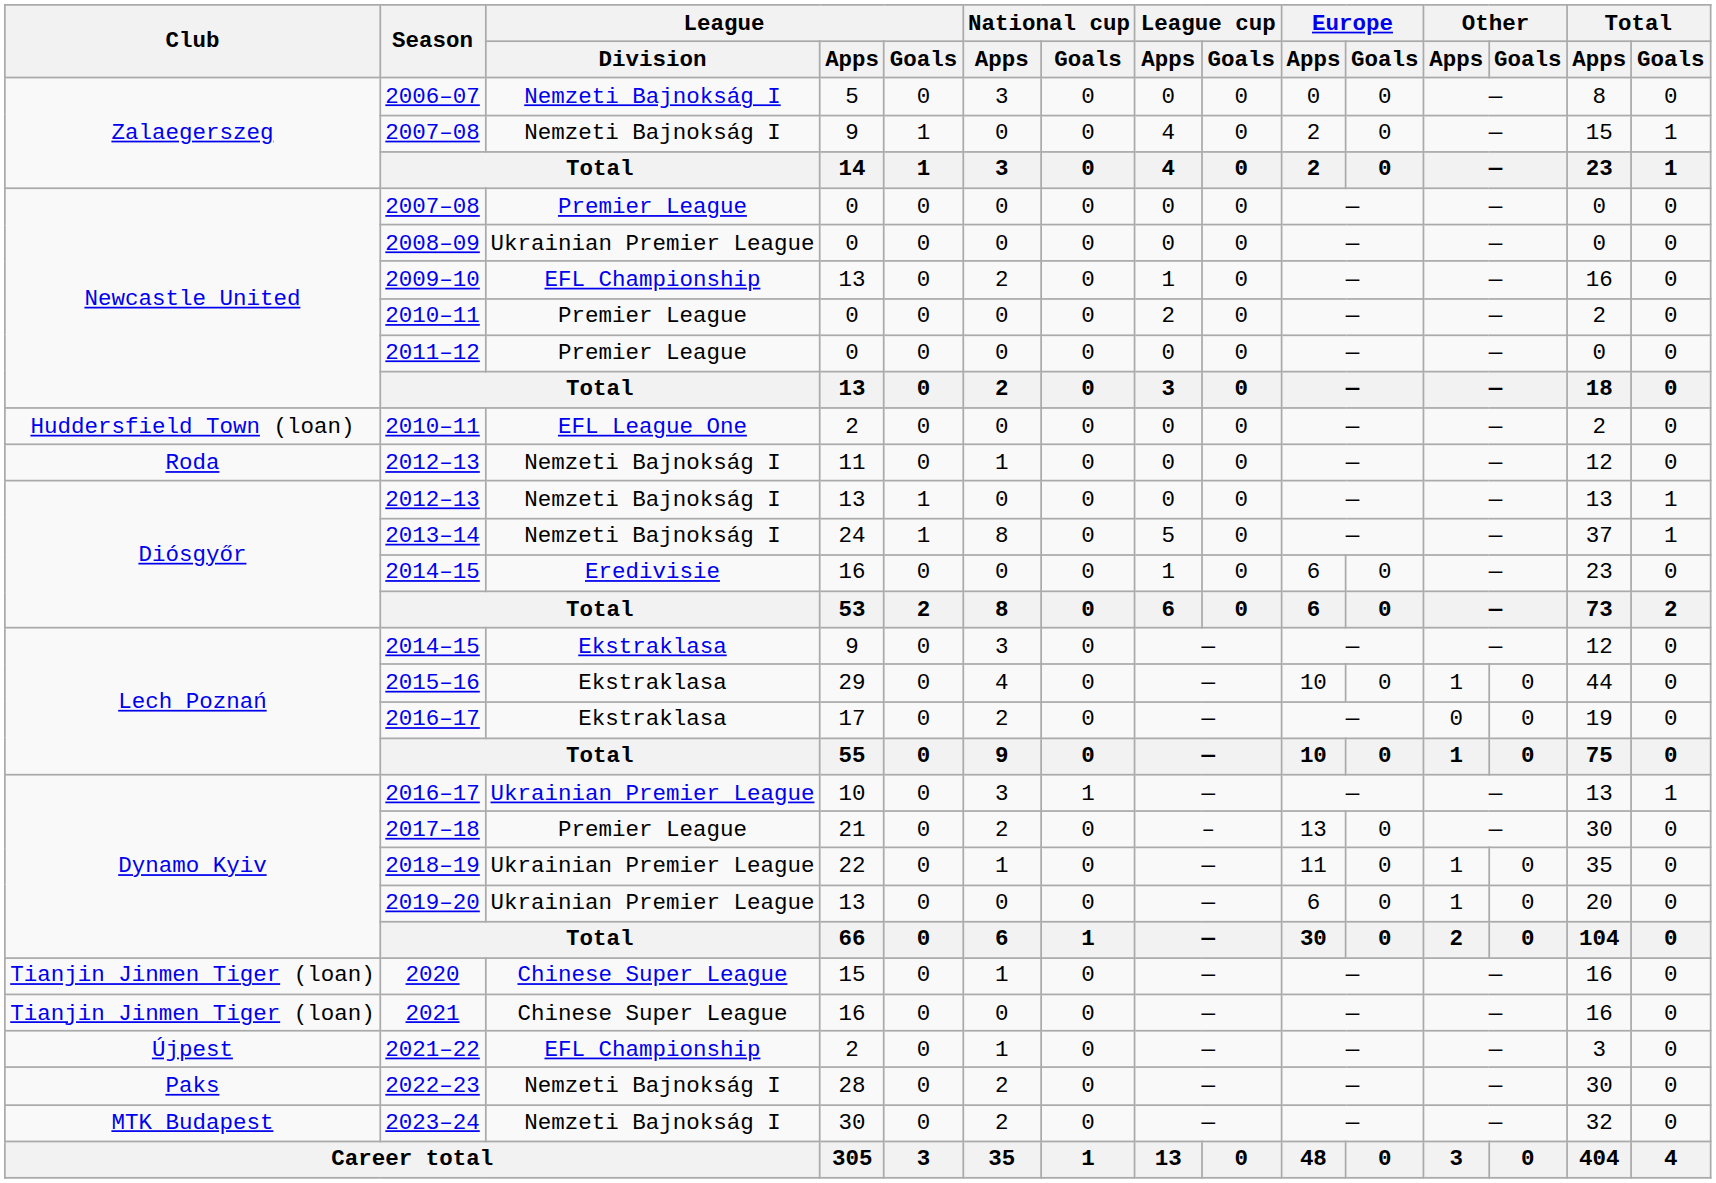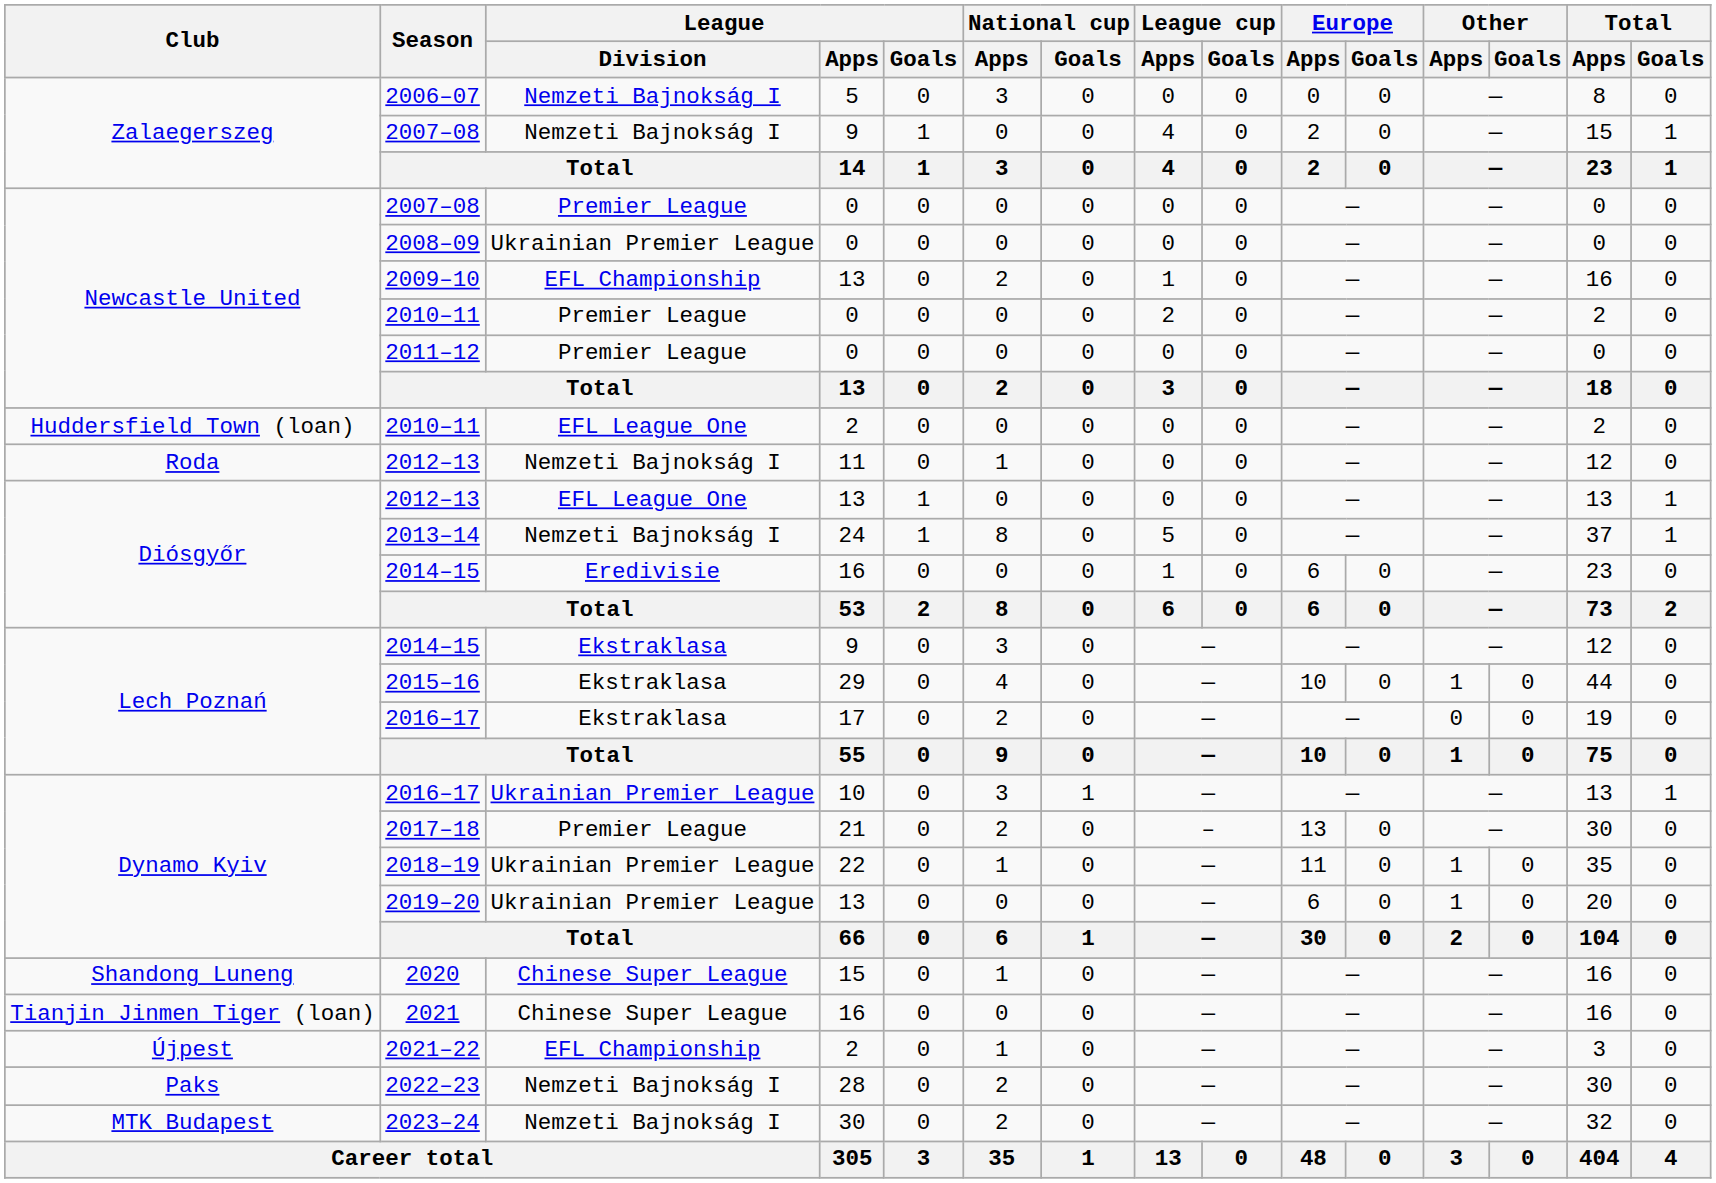(652, 500) Nemzeti Bajnokság I -> (652, 500) EFL League One
(192, 976) Tianjin Jinmen Tiger (loan) -> (192, 976) Shandong Luneng
